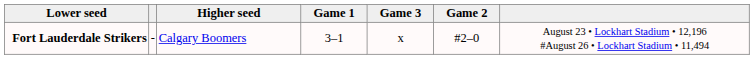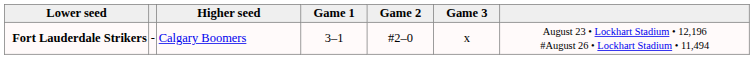columns swapped: (467, 13) <-> (400, 13)
